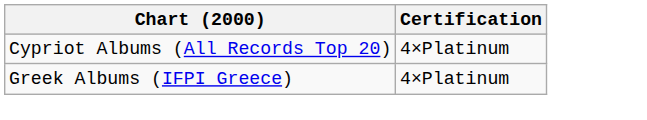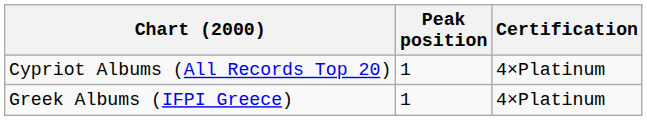+ column: (444, 30)
